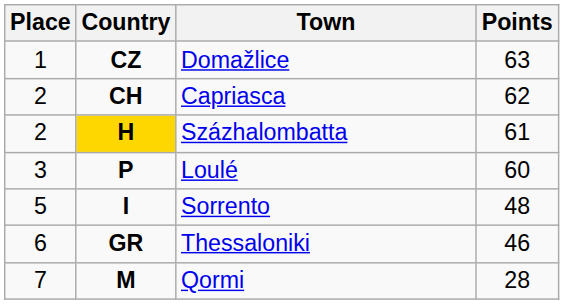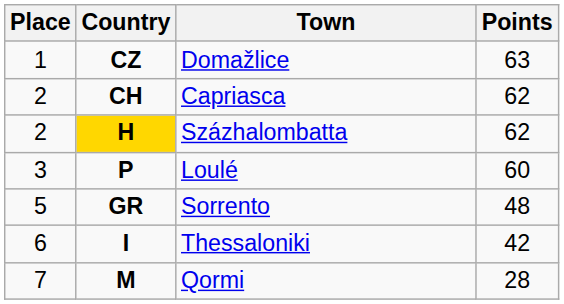(517, 133) 61 -> (517, 133) 62
(126, 206) I -> (126, 206) GR
(126, 243) GR -> (126, 243) I
(517, 243) 46 -> (517, 243) 42
